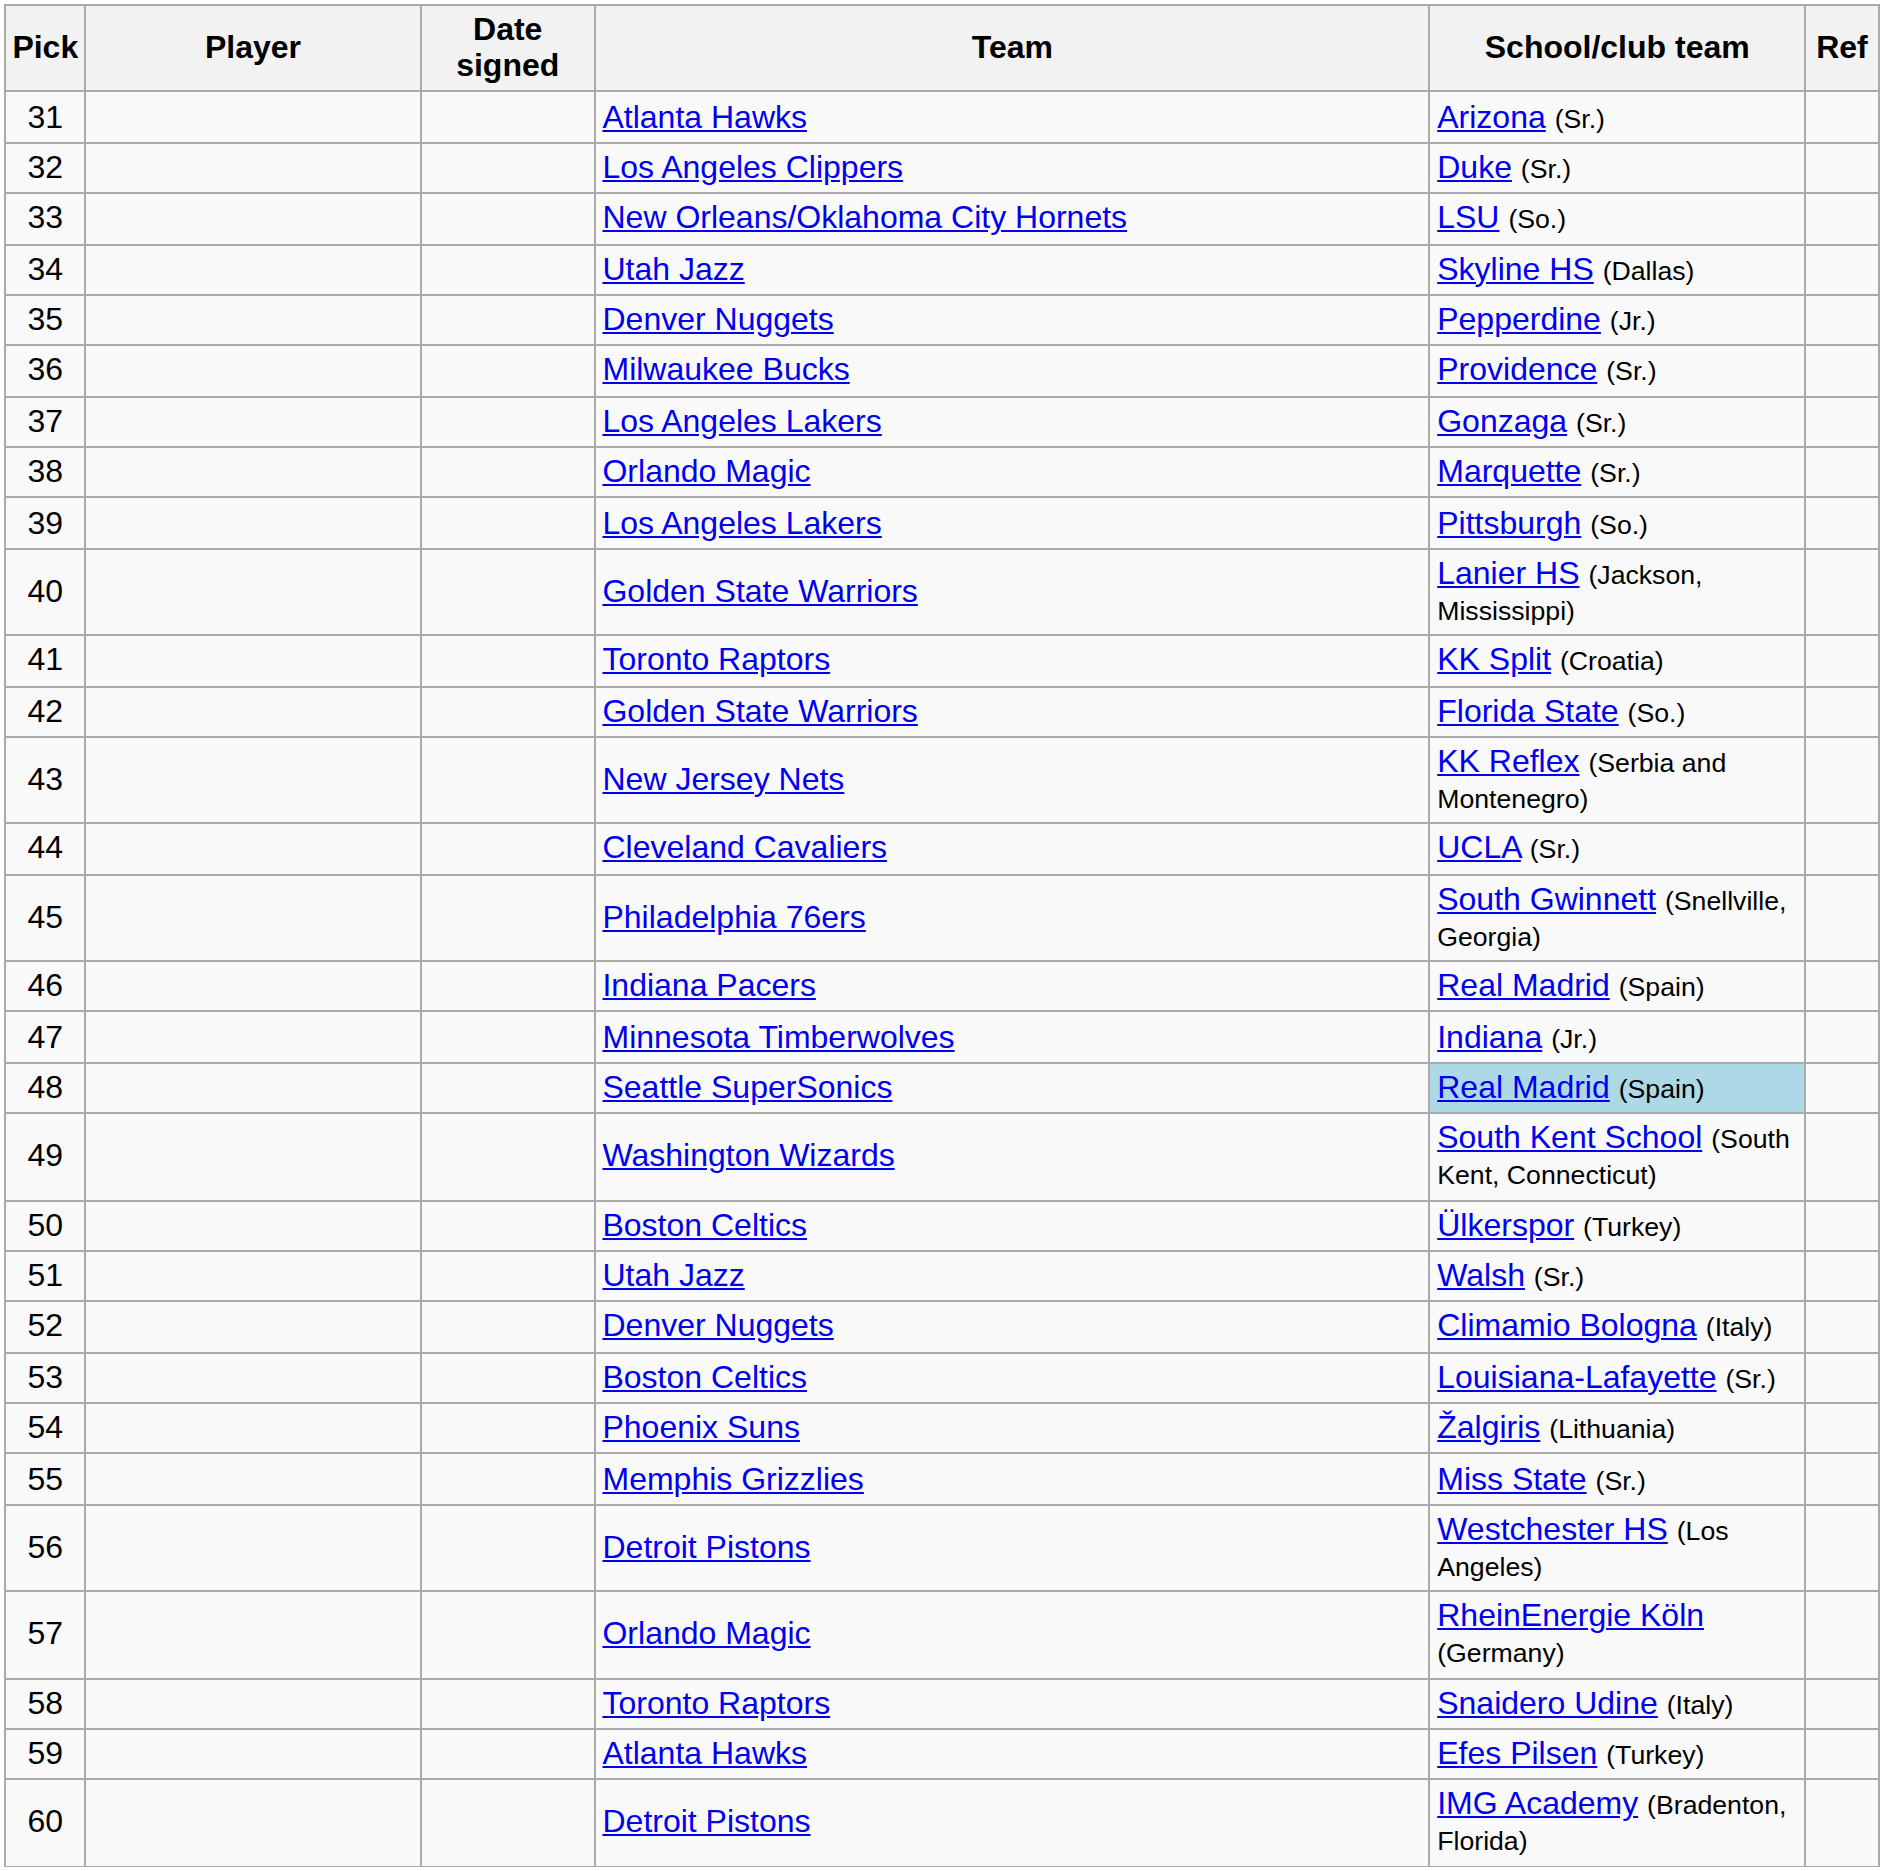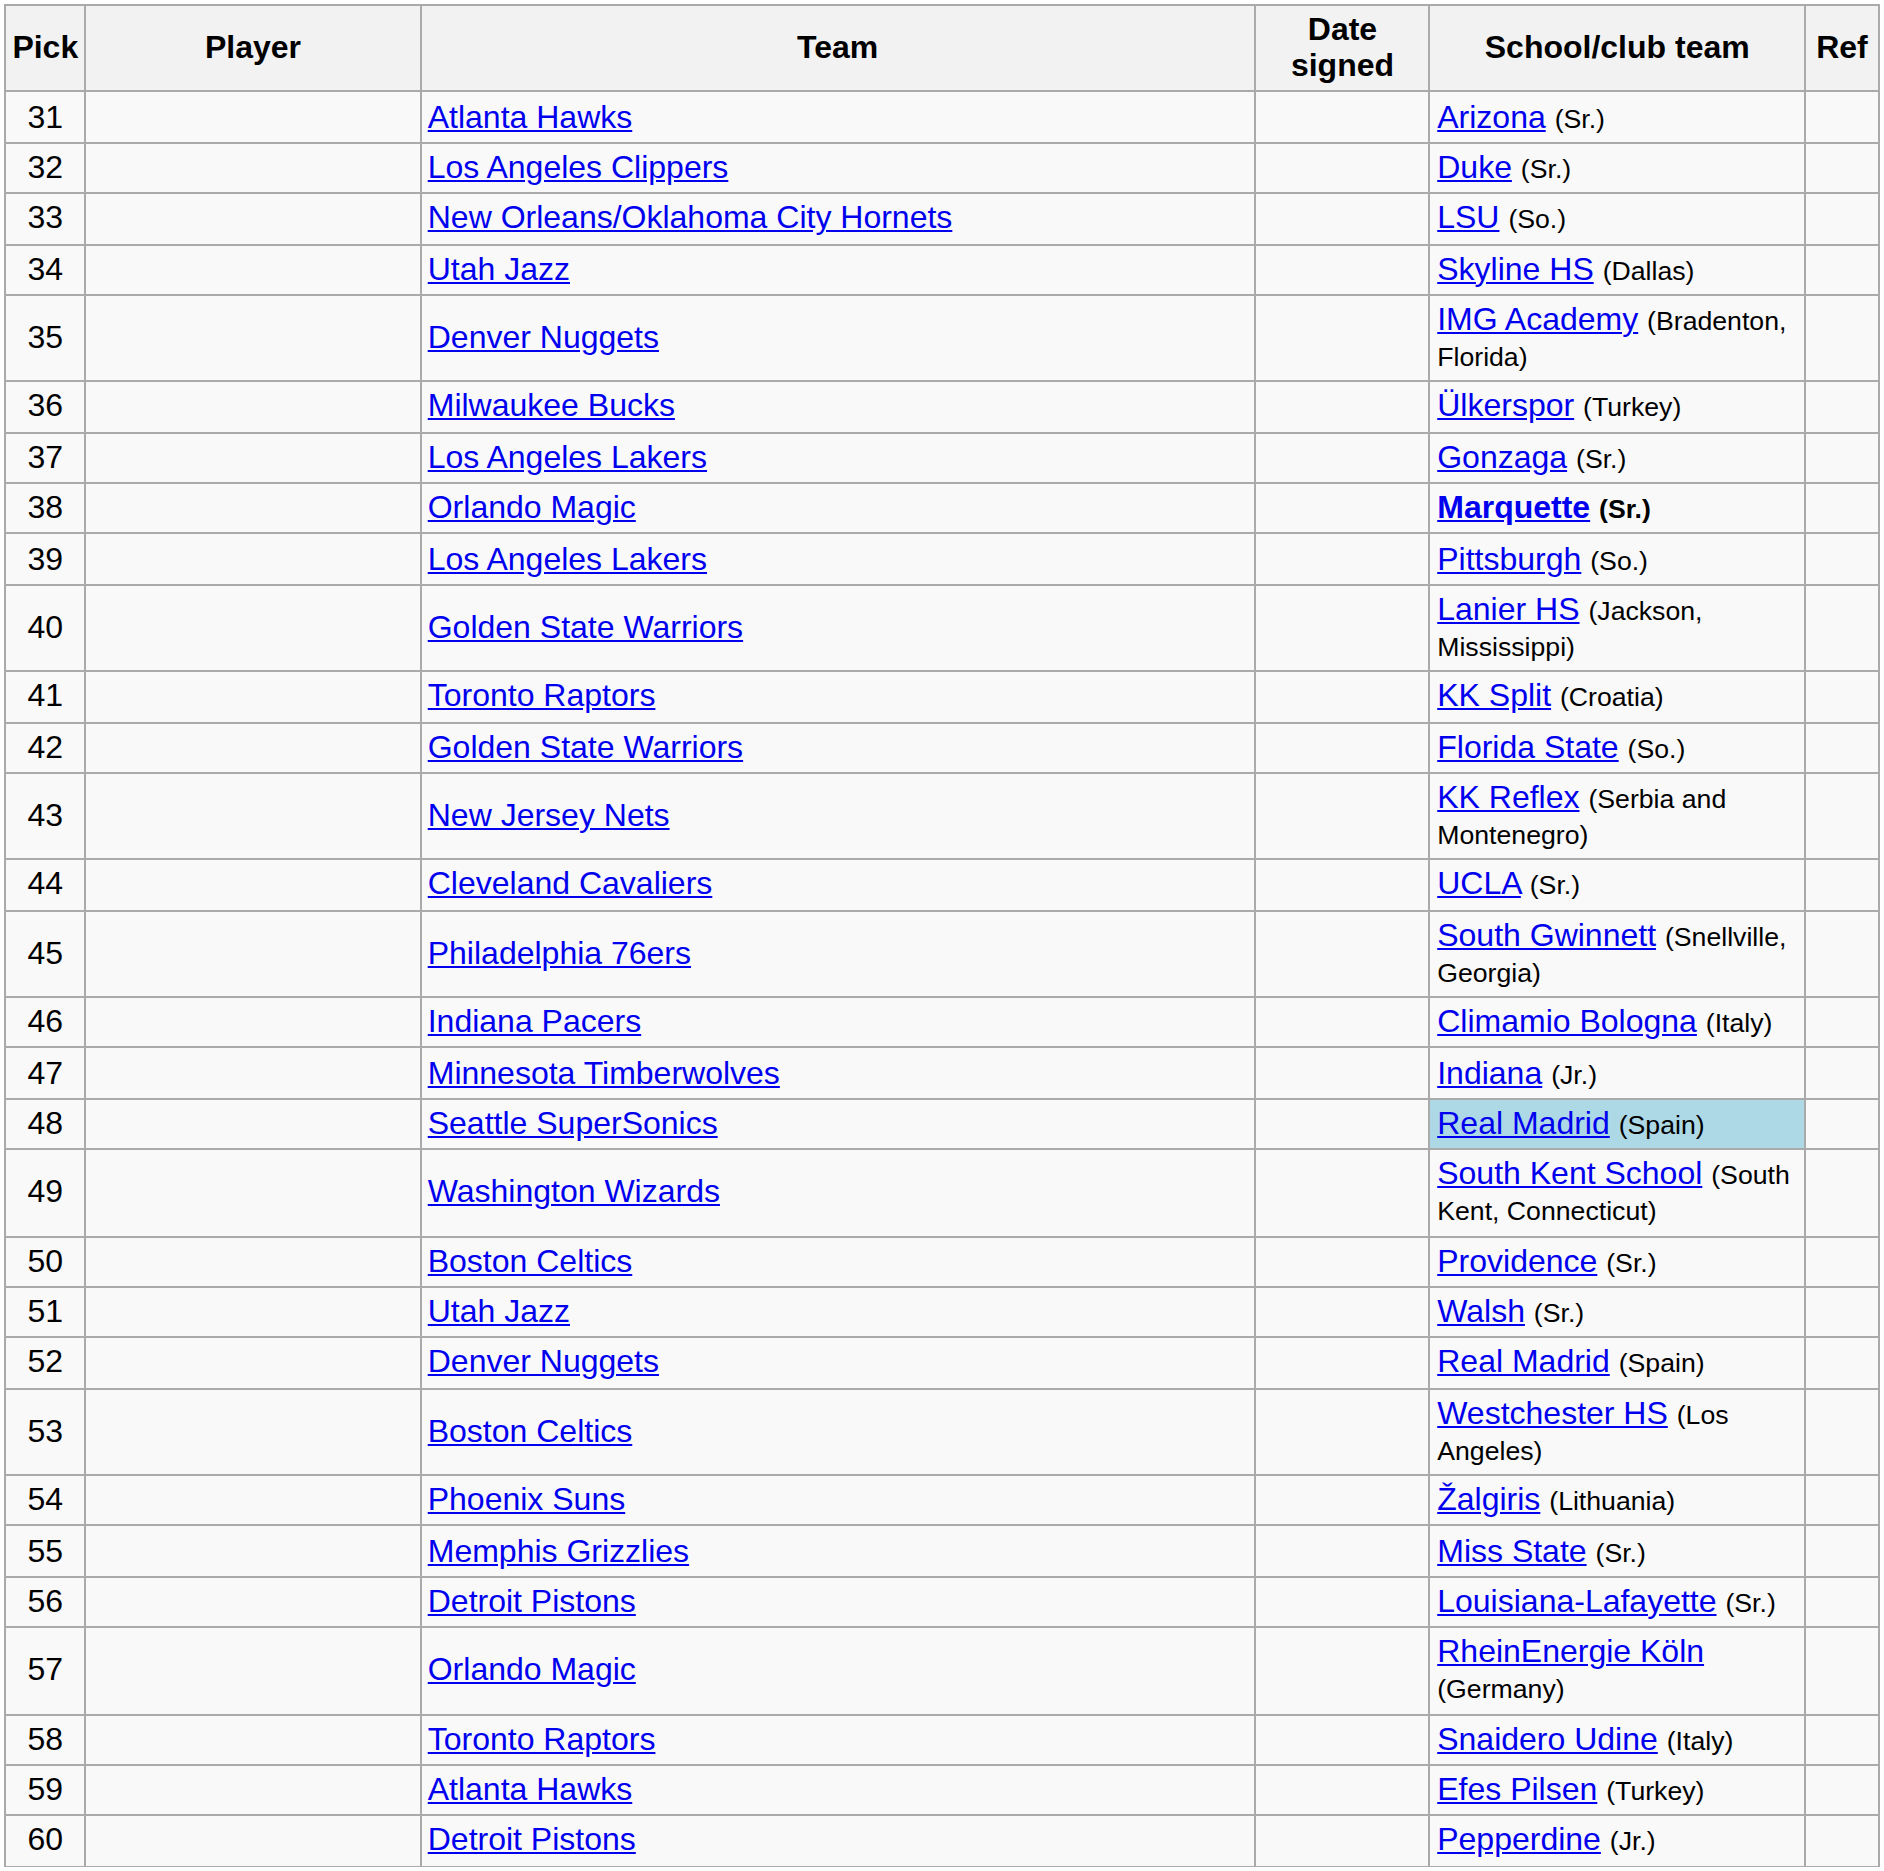columns swapped: (508, 47) <-> (1012, 47)
(1546, 319) Pepperdine (Jr.) -> (1612, 337) IMG Academy (Bradenton, Florida)
(1547, 370) Providence (Sr.) -> (1559, 406) Ülkerspor (Turkey)
(1539, 471) normal -> (1544, 507) bold
(1571, 985) Real Madrid (Spain) -> (1605, 1021) Climamio Bologna (Italy)
(1559, 1224) Ülkerspor (Turkey) -> (1547, 1260) Providence (Sr.)
(1605, 1326) Climamio Bologna (Italy) -> (1571, 1362) Real Madrid (Spain)
(1607, 1377) Louisiana-Lafayette (Sr.) -> (1583, 1431) Westchester HS (Los Angeles)
(1583, 1547) Westchester HS (Los Angeles) -> (1607, 1601) Louisiana-Lafayette (Sr.)
(1612, 1822) IMG Academy (Bradenton, Florida) -> (1546, 1840) Pepperdine (Jr.)
